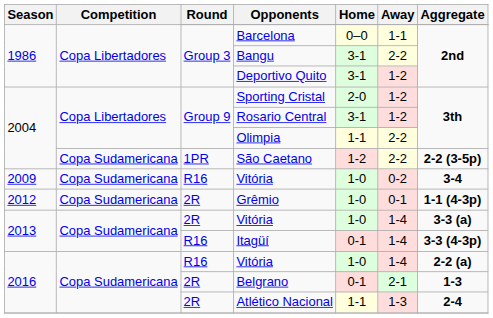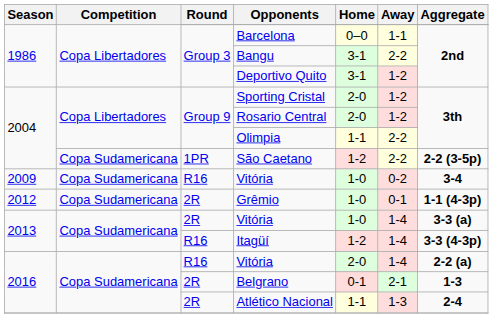(357, 117) 3-1 -> (357, 117) 2-0
(357, 240) 0-1 -> (357, 240) 1-2
(357, 261) 1-0 -> (357, 261) 2-0
